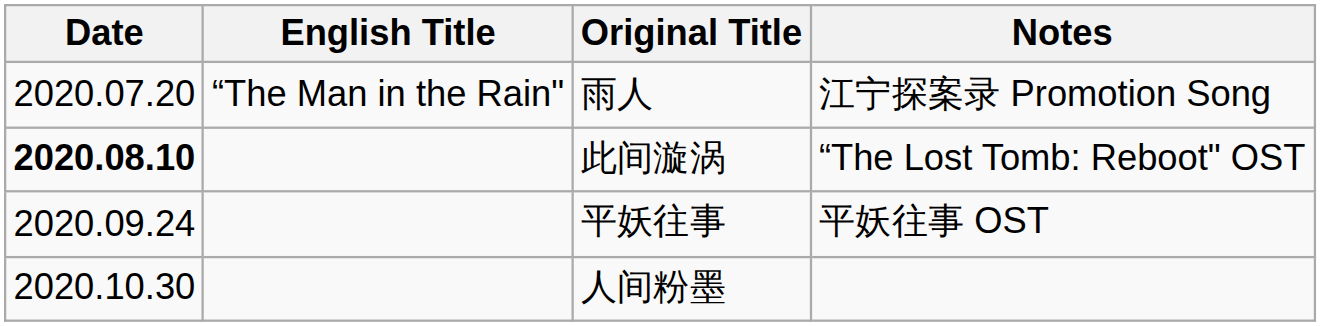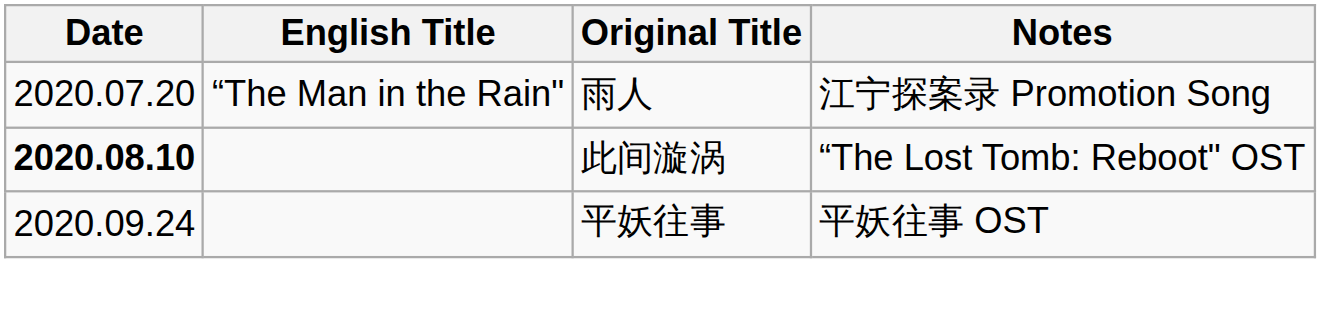- row: (653, 286)
